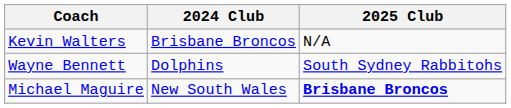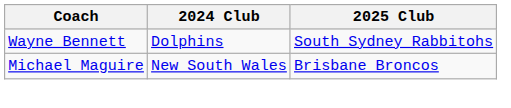- row: (67, 41)
(375, 91) bold -> (366, 66) normal
